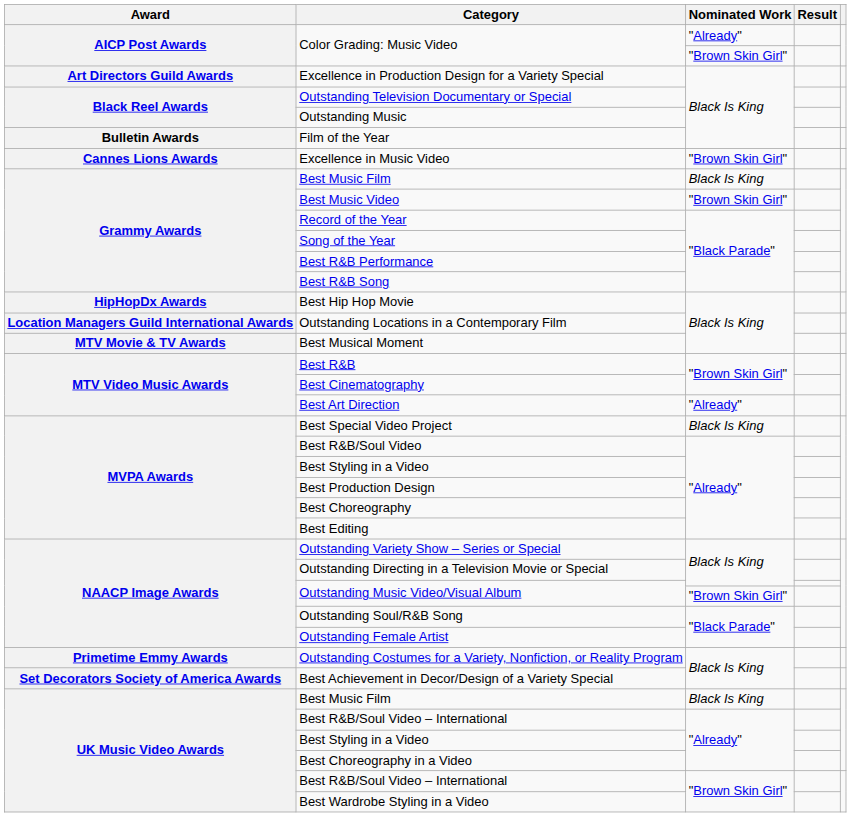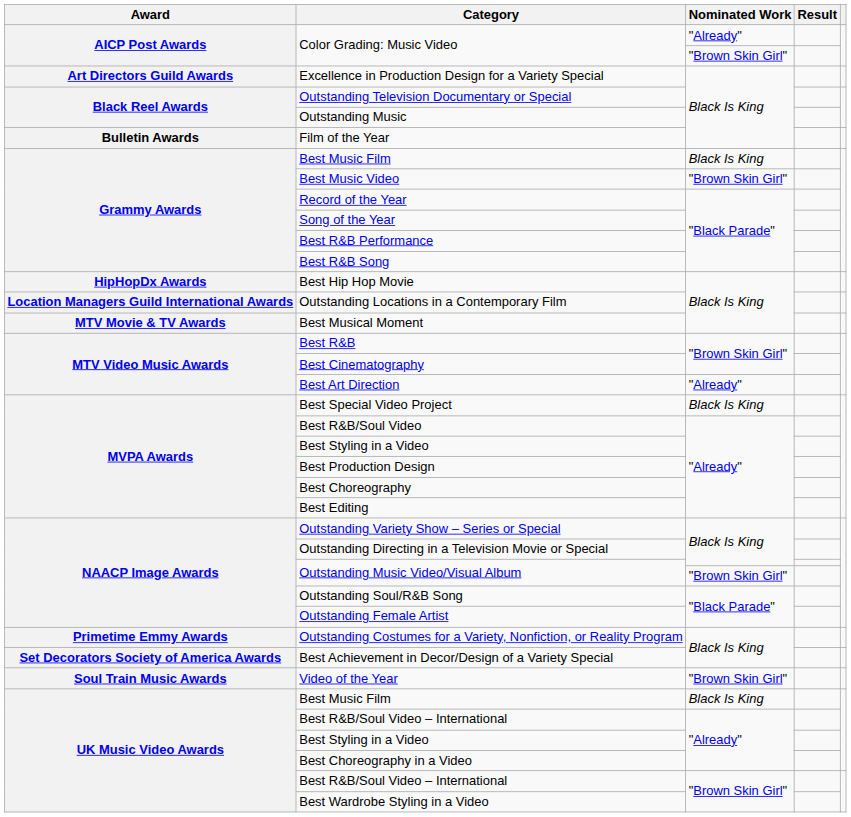- row: (374, 158)
+ row: (349, 678)
